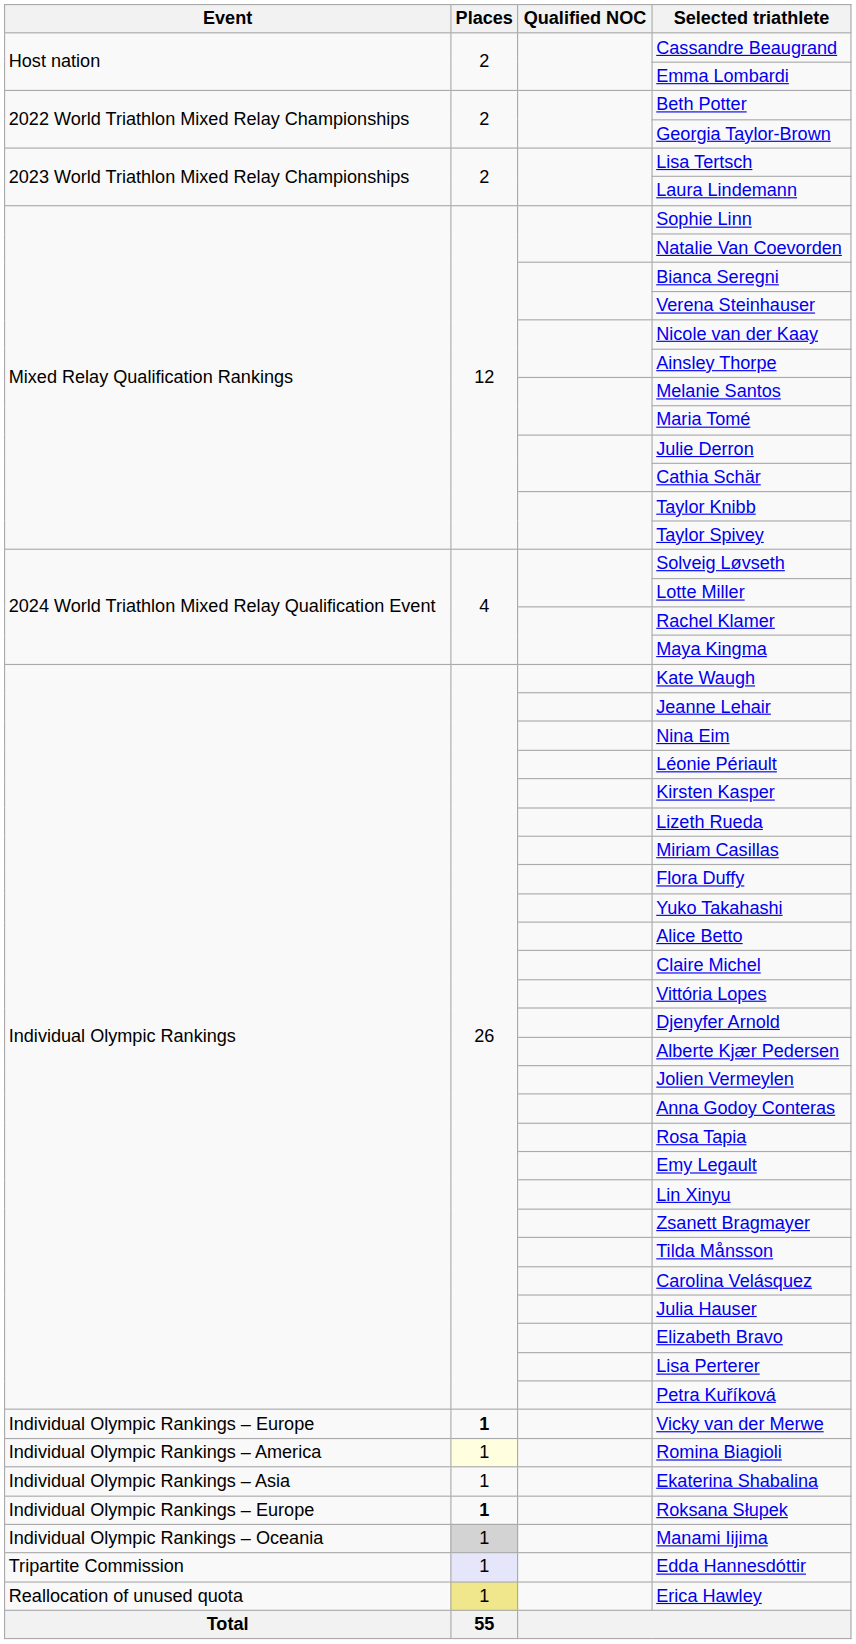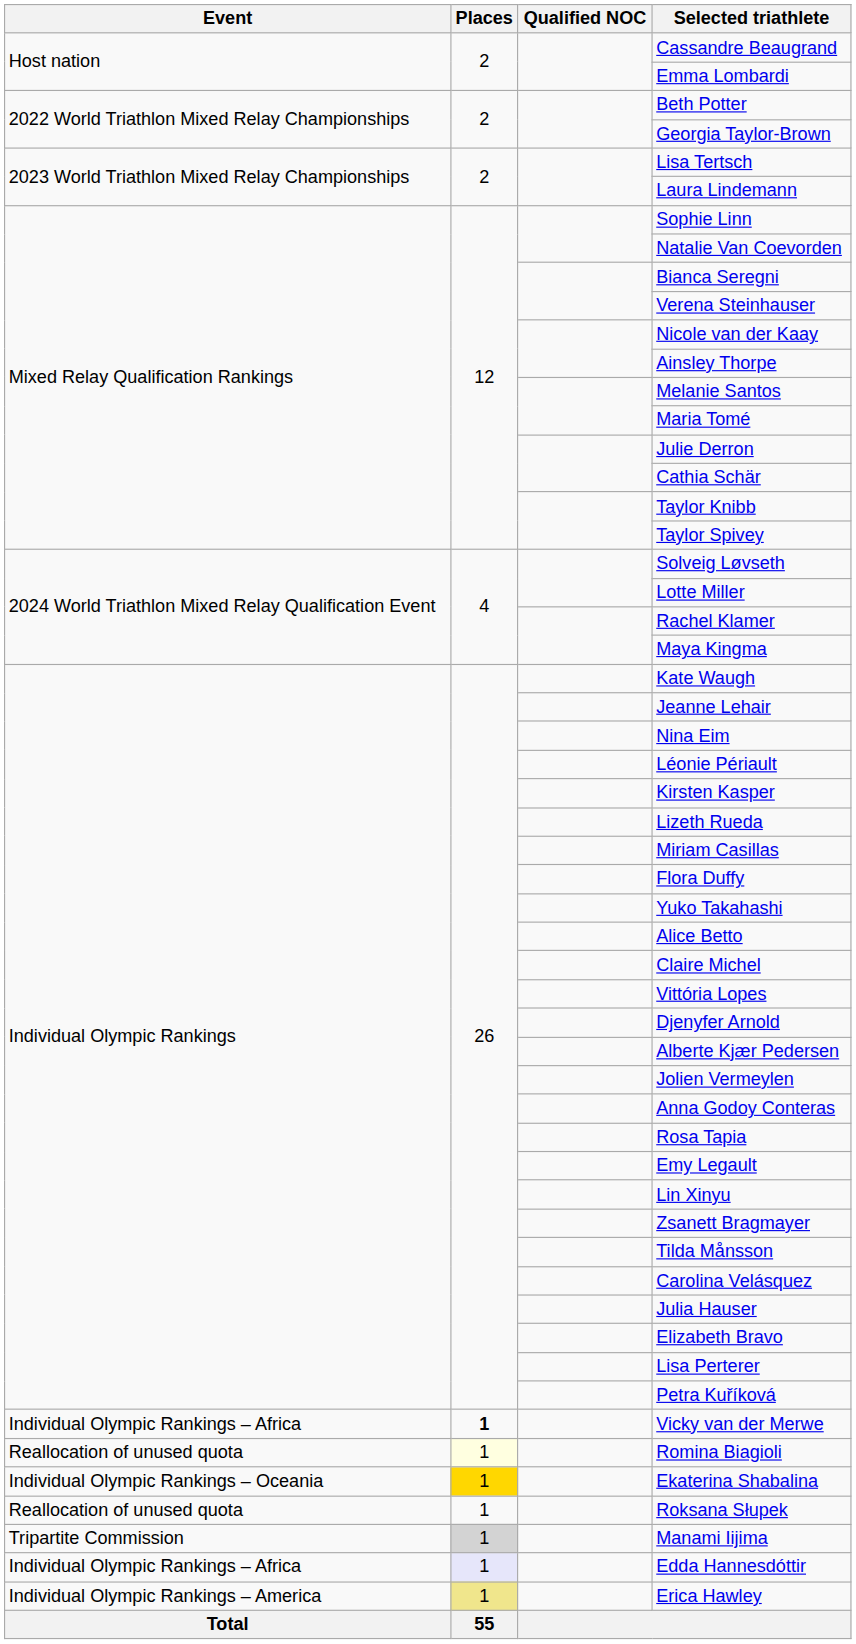(161, 1423) Individual Olympic Rankings – Europe -> (155, 1423) Individual Olympic Rankings – Africa
(165, 1452) Individual Olympic Rankings – America -> (126, 1452) Reallocation of unused quota
(149, 1481) Individual Olympic Rankings – Asia -> (166, 1481) Individual Olympic Rankings – Oceania
(484, 1481) no background -> (484, 1481) gold background
(161, 1509) Individual Olympic Rankings – Europe -> (126, 1509) Reallocation of unused quota
(484, 1509) bold -> (484, 1509) normal
(166, 1538) Individual Olympic Rankings – Oceania -> (96, 1538) Tripartite Commission
(96, 1567) Tripartite Commission -> (155, 1567) Individual Olympic Rankings – Africa
(126, 1595) Reallocation of unused quota -> (165, 1595) Individual Olympic Rankings – America
